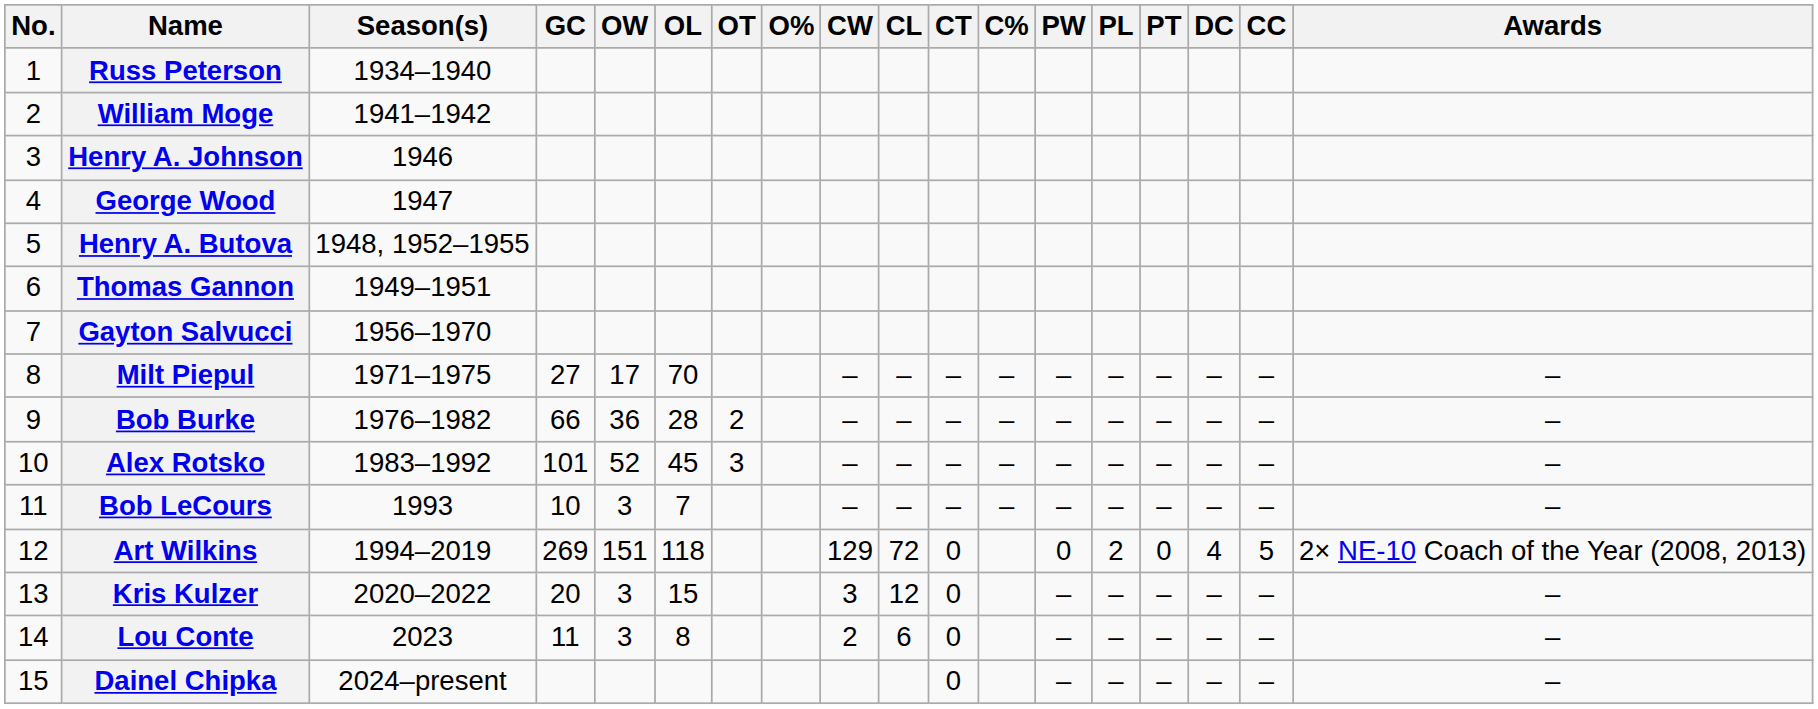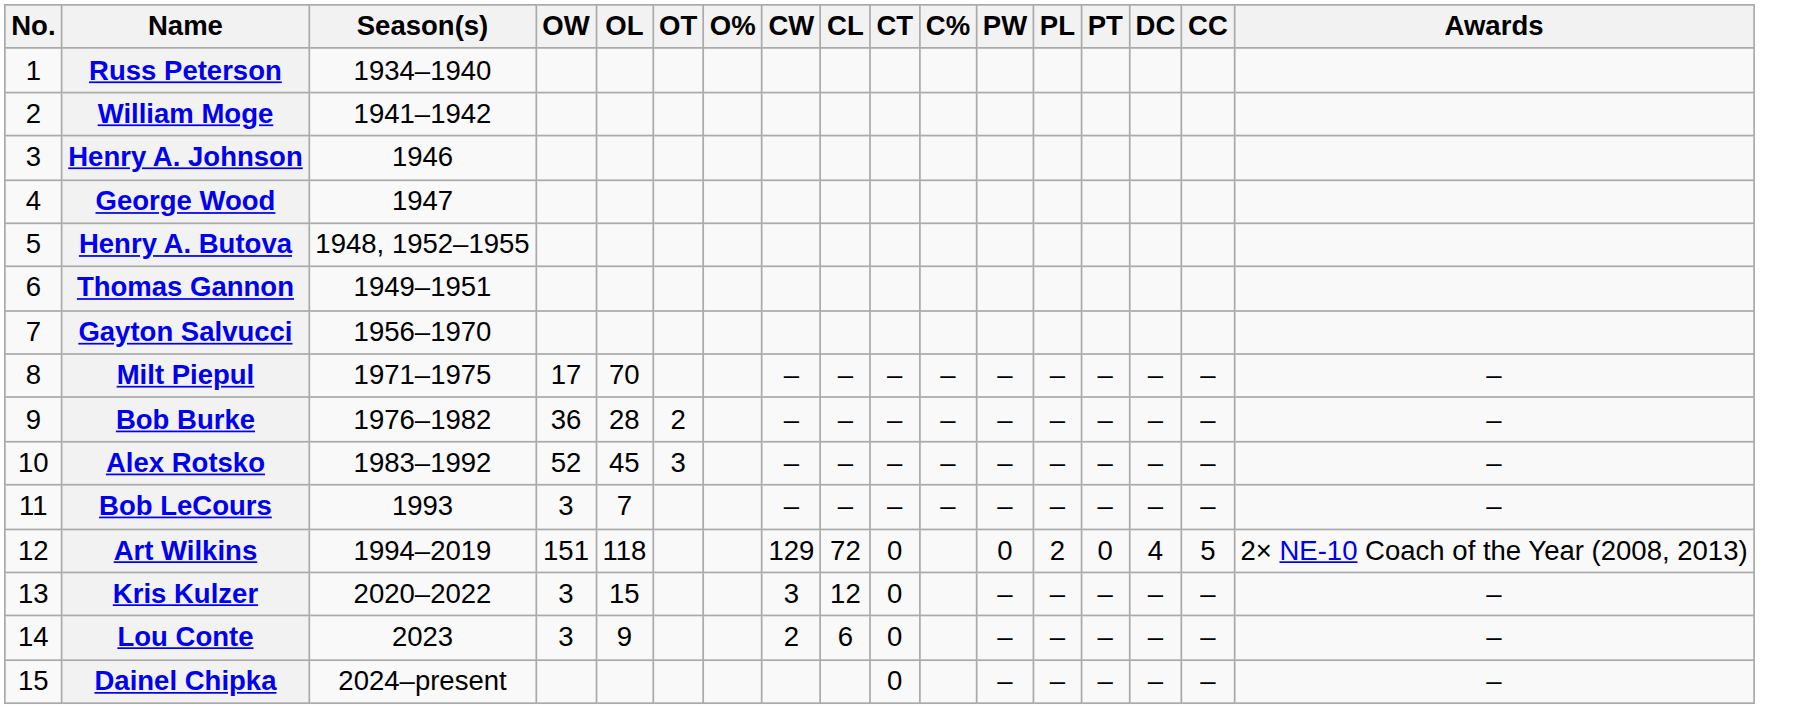- column: (565, 26)
(683, 637) 8 -> (624, 637) 9
